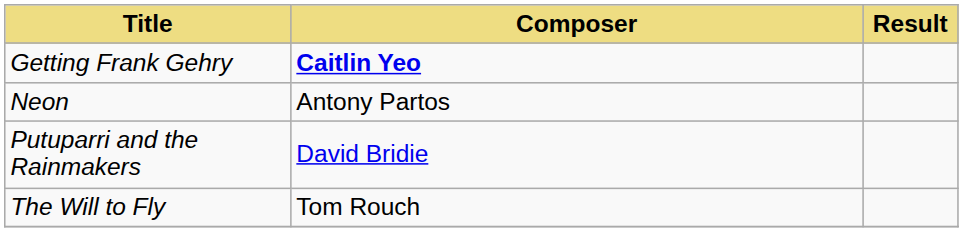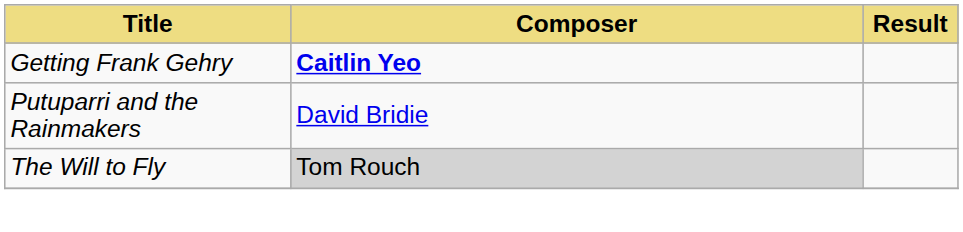- row: (40, 101)
(358, 206) no background -> (358, 167) lightgrey background
